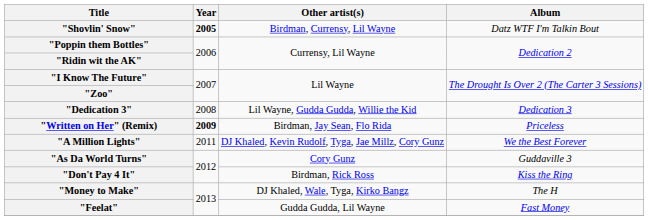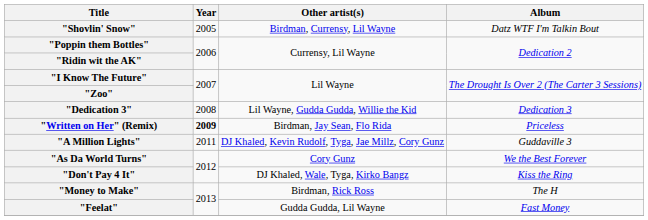(206, 28) bold -> (206, 28) normal
(545, 142) We the Best Forever -> (545, 142) Guddaville 3
(545, 158) Guddaville 3 -> (545, 158) We the Best Forever
(333, 175) Birdman, Rick Ross -> (333, 175) DJ Khaled, Wale, Tyga, Kirko Bangz
(333, 191) DJ Khaled, Wale, Tyga, Kirko Bangz -> (333, 191) Birdman, Rick Ross
